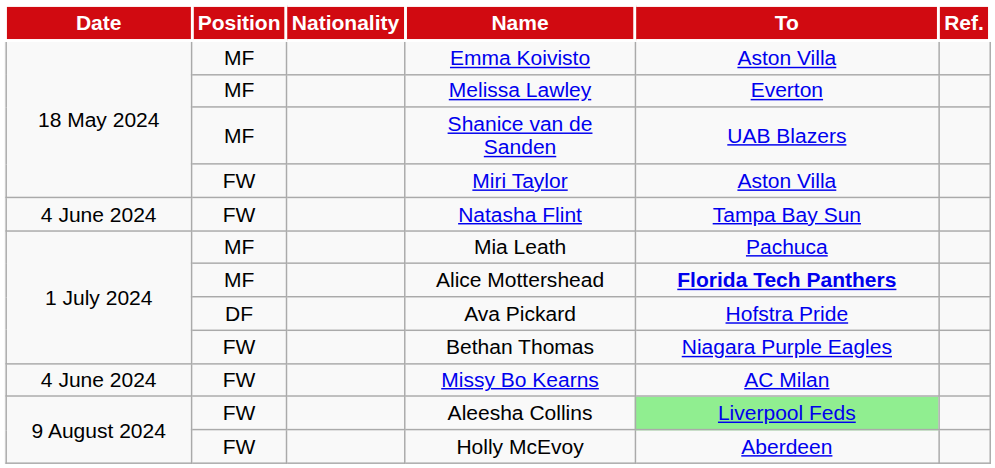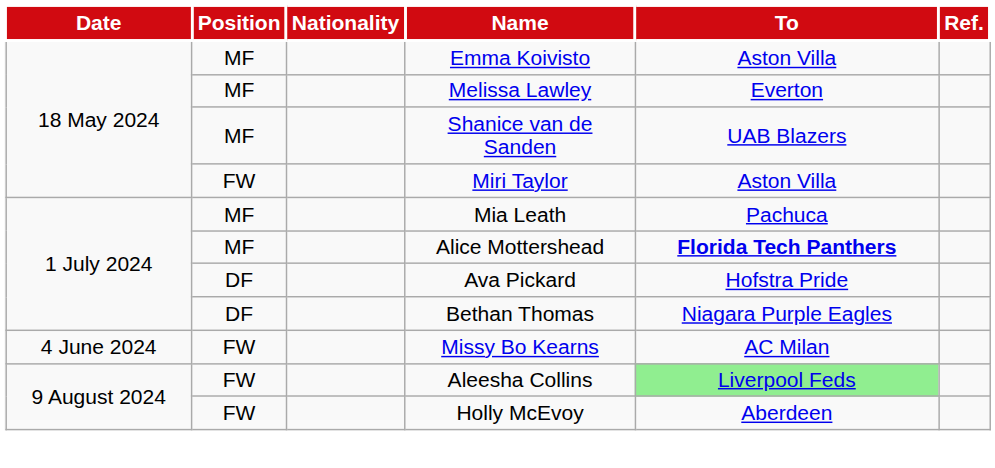- row: (520, 214)
(239, 347) FW -> (239, 314) DF
